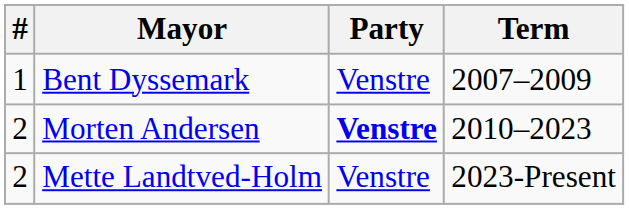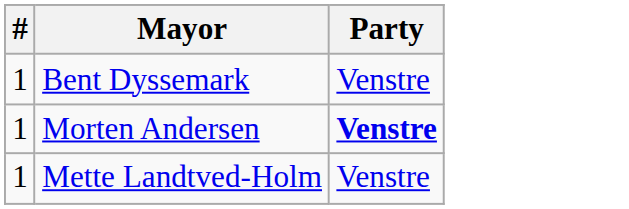- column: (534, 29)
(20, 128) 2 -> (20, 128) 1
(20, 177) 2 -> (20, 177) 1
